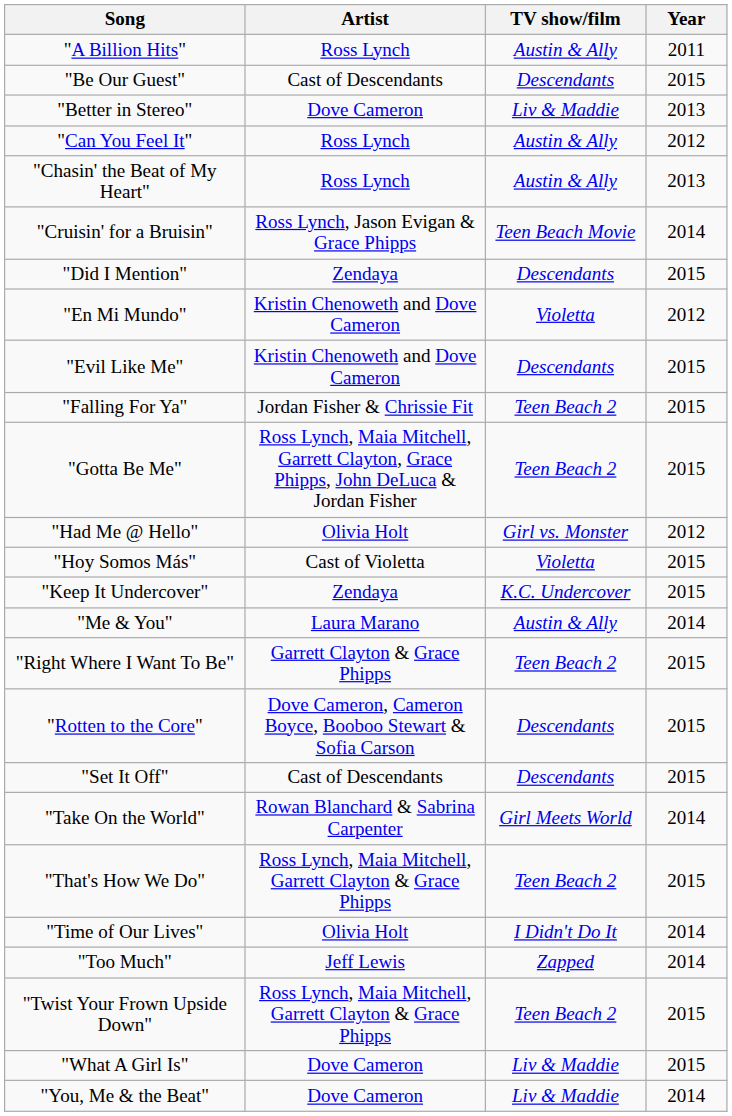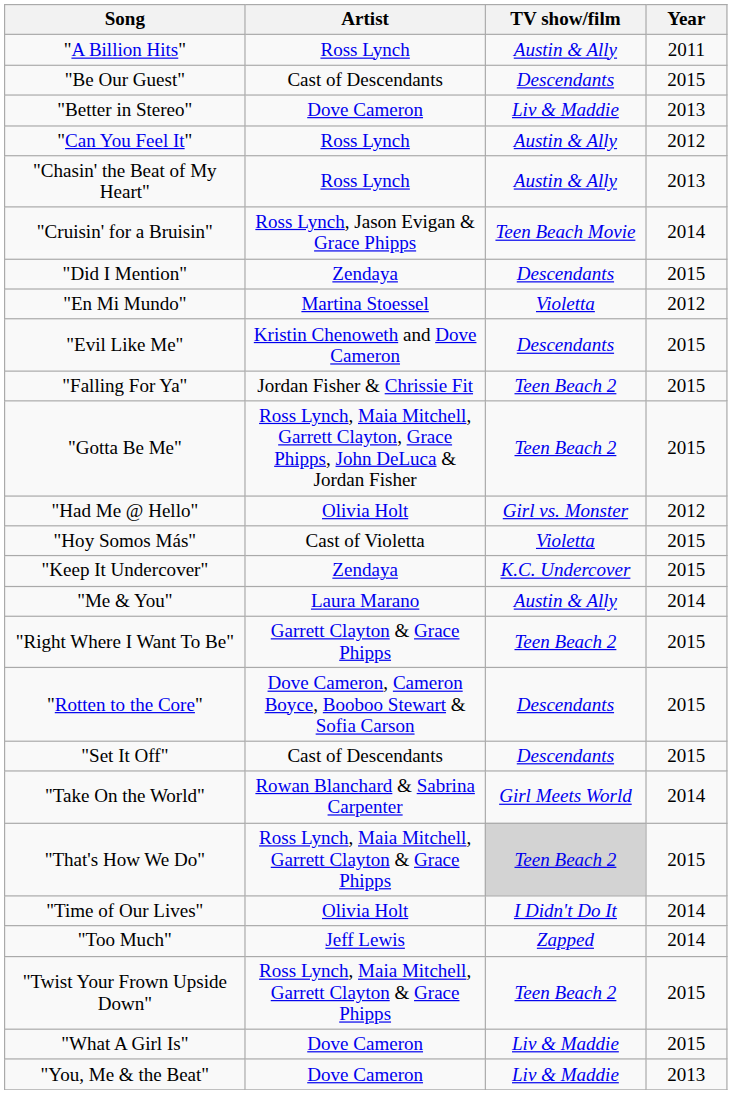(365, 314) Kristin Chenoweth and Dove Cameron -> (365, 304) Martina Stoessel
(565, 880) no background -> (565, 859) lightgrey background
(686, 1095) 2014 -> (686, 1074) 2013
